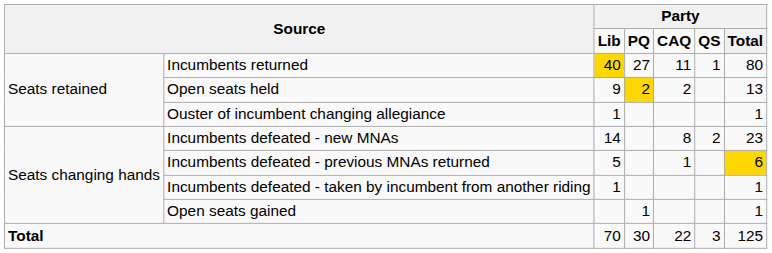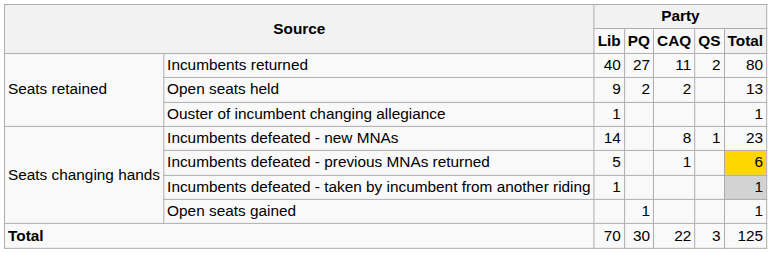(612, 65) gold background -> (612, 65) no background
(716, 65) 1 -> (716, 65) 2
(646, 89) gold background -> (646, 89) no background
(716, 138) 2 -> (716, 138) 1
(759, 187) no background -> (759, 187) lightgrey background
